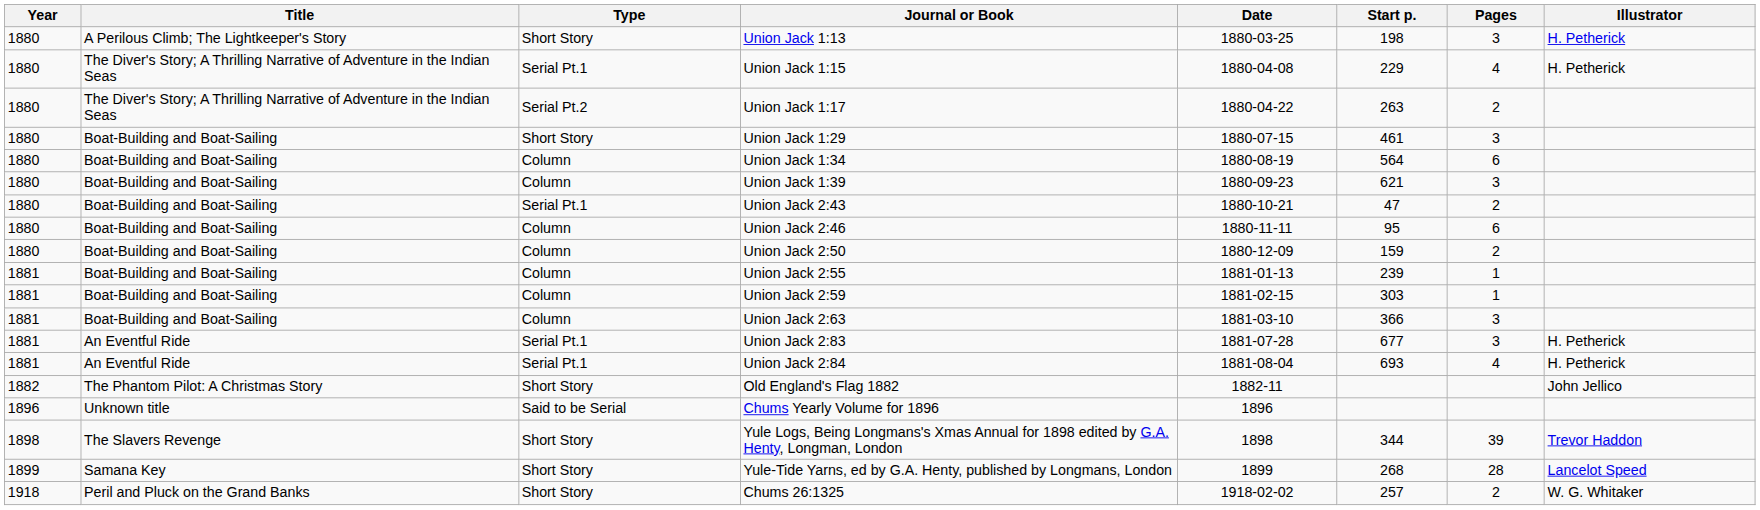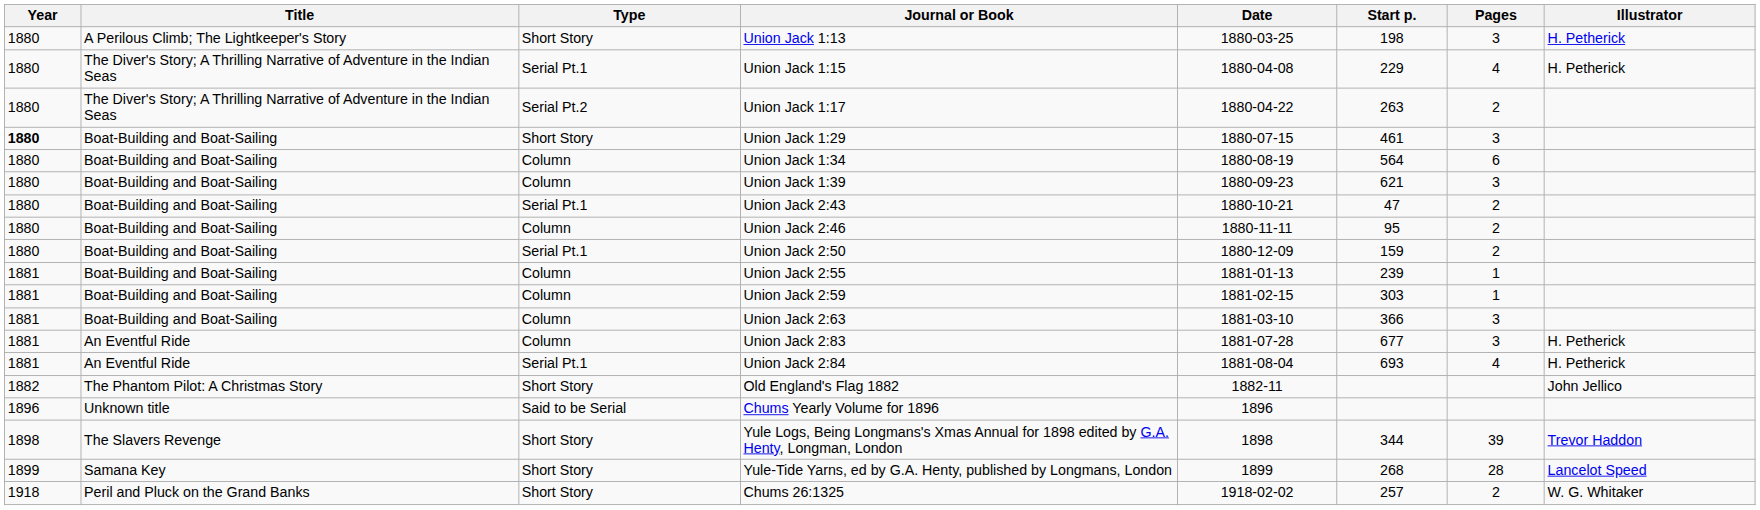(24, 138) normal -> (24, 138) bold
(1496, 228) 6 -> (1496, 228) 2
(546, 251) Column -> (555, 251) Serial Pt.1
(555, 341) Serial Pt.1 -> (546, 341) Column
